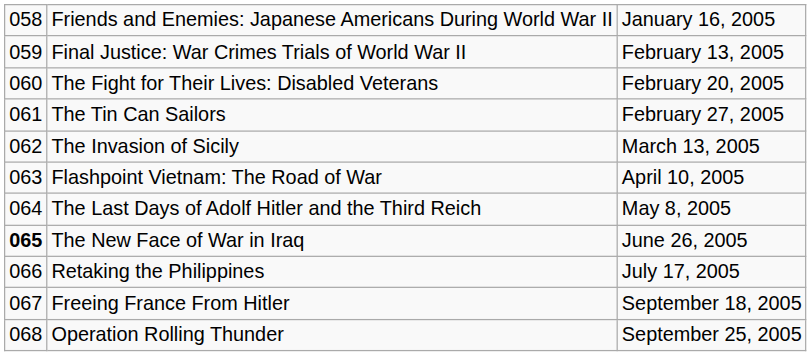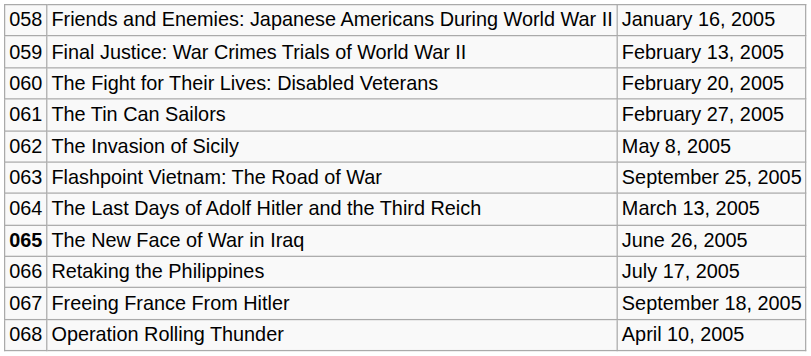(691, 146) March 13, 2005 -> (676, 146) May 8, 2005
(683, 177) April 10, 2005 -> (712, 177) September 25, 2005
(676, 209) May 8, 2005 -> (691, 209) March 13, 2005
(712, 334) September 25, 2005 -> (683, 334) April 10, 2005
